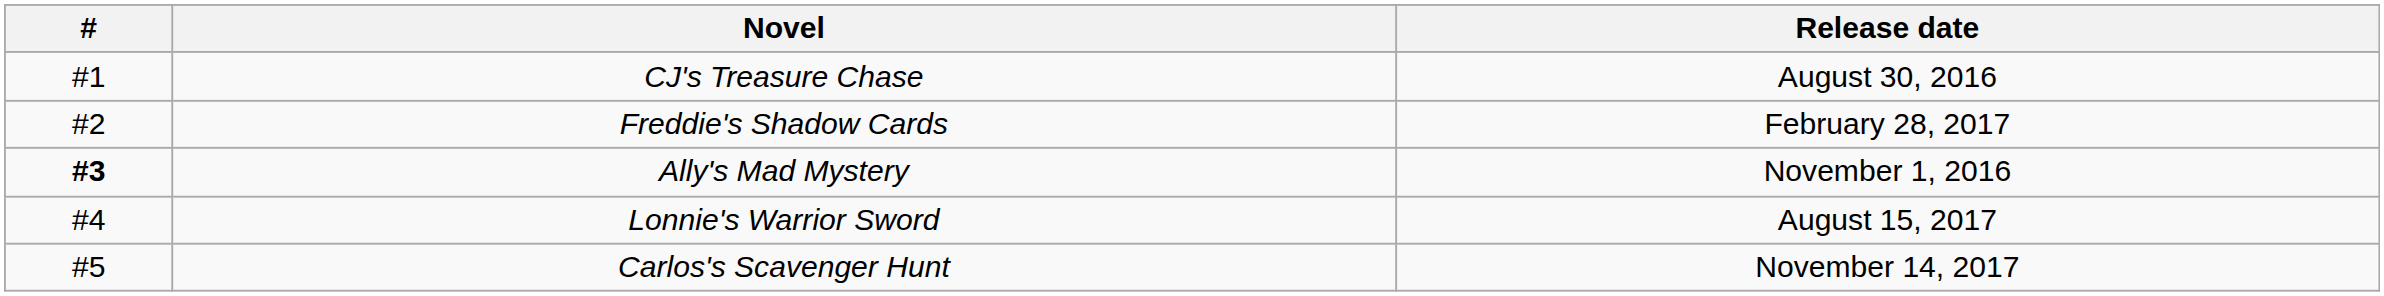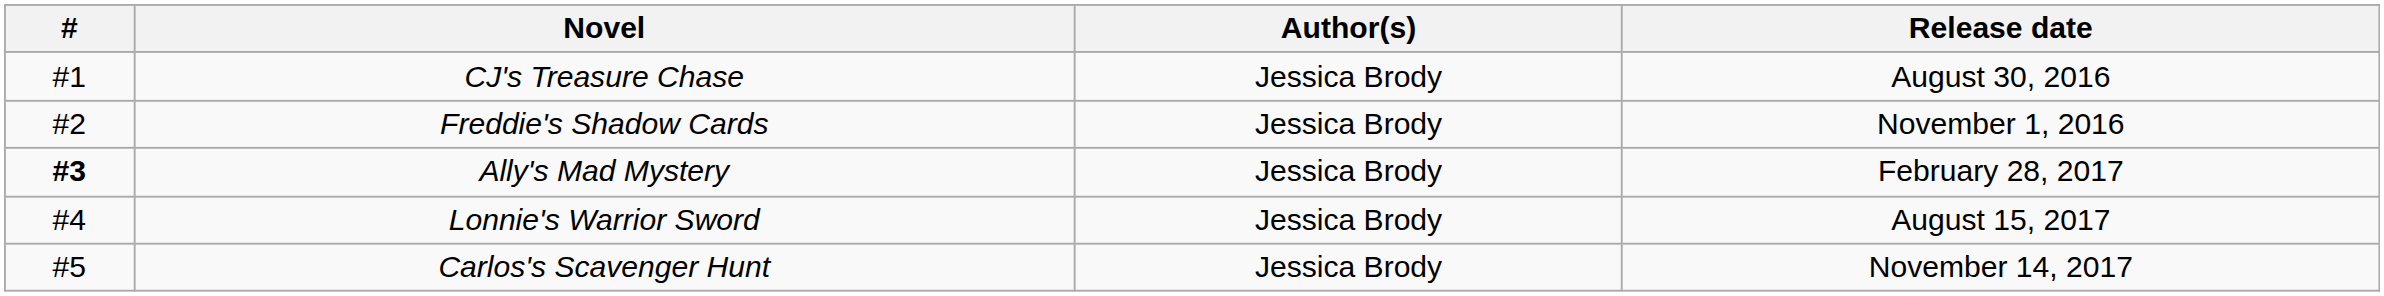+ column: (1349, 28)
(1887, 123) February 28, 2017 -> (2001, 123) November 1, 2016
(1887, 171) November 1, 2016 -> (2001, 171) February 28, 2017
